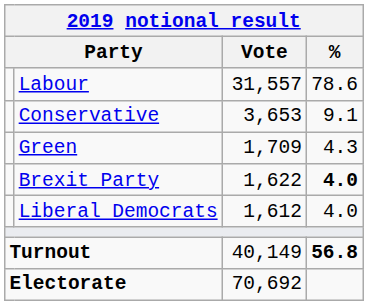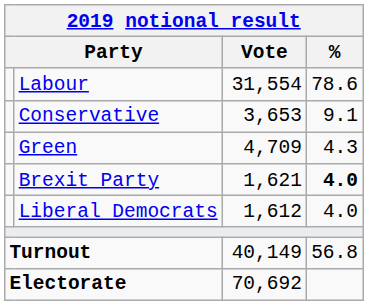(267, 84) 31,557 -> (267, 84) 31,554
(273, 148) 1,709 -> (273, 148) 4,709
(273, 180) 1,622 -> (273, 180) 1,621
(335, 252) bold -> (335, 252) normal
